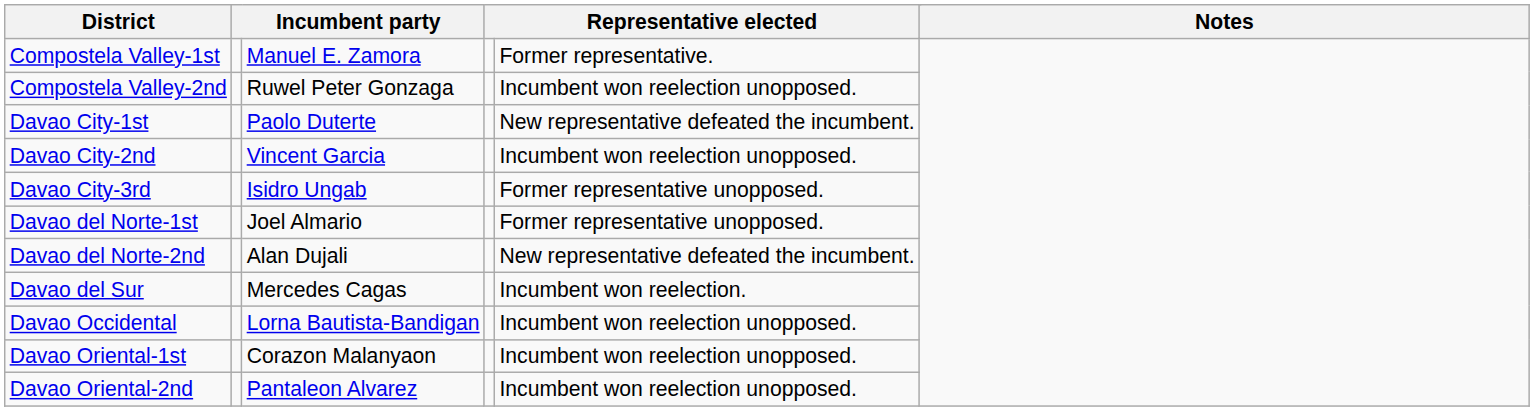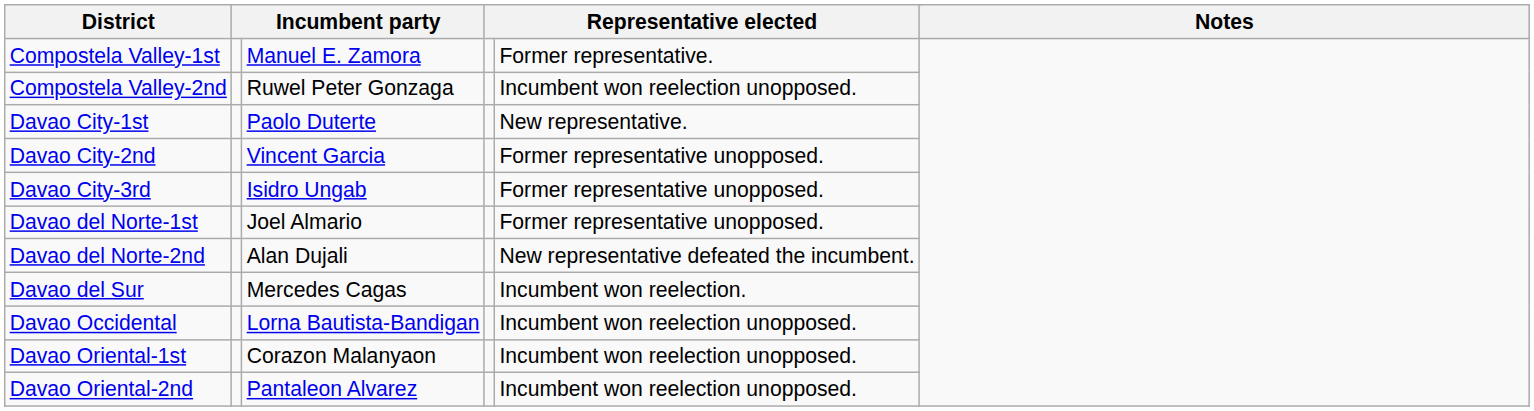(707, 122) New representative defeated the incumbent. -> (593, 122) New representative.
(678, 156) Incumbent won reelection unopposed. -> (662, 156) Former representative unopposed.
